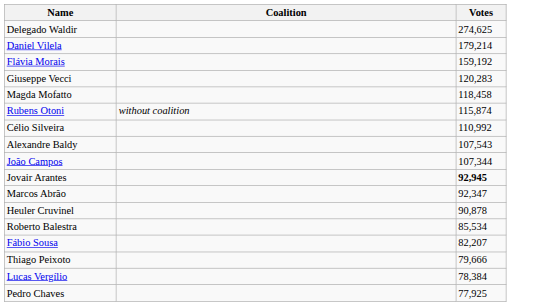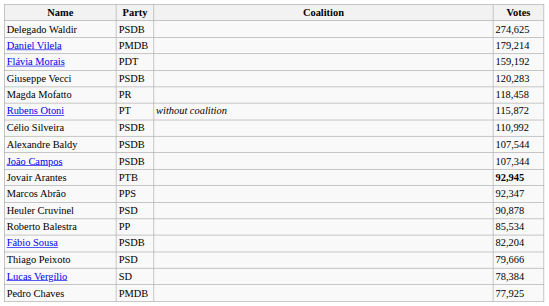+ column: (135, 12)
(475, 111) 115,874 -> (512, 111) 115,872
(475, 144) 107,543 -> (513, 144) 107,544
(473, 243) 82,207 -> (510, 243) 82,204
